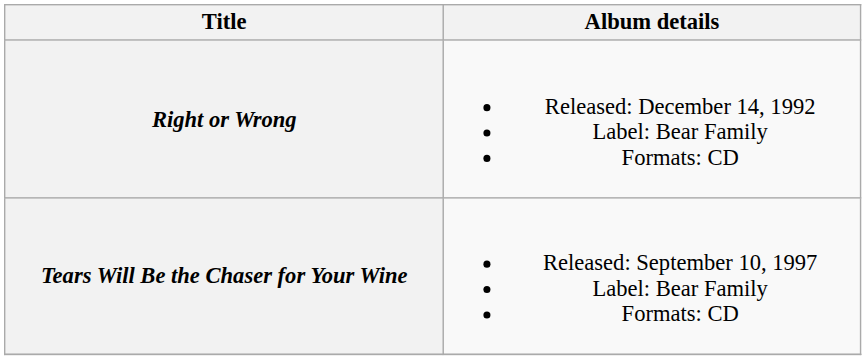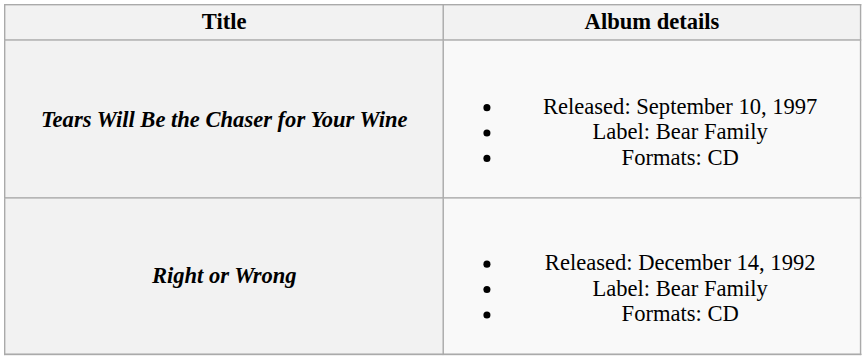rows swapped: (224, 118) <-> (224, 275)
